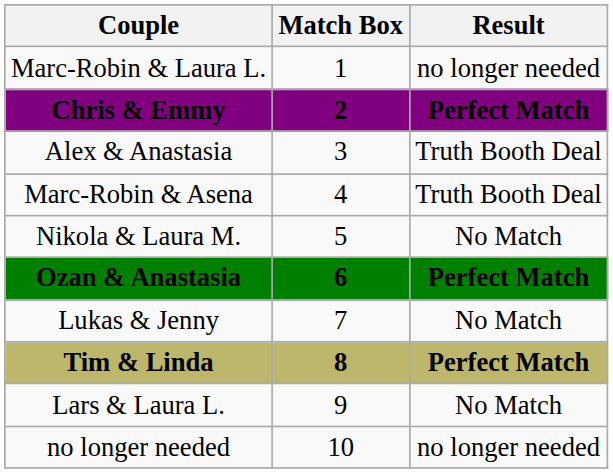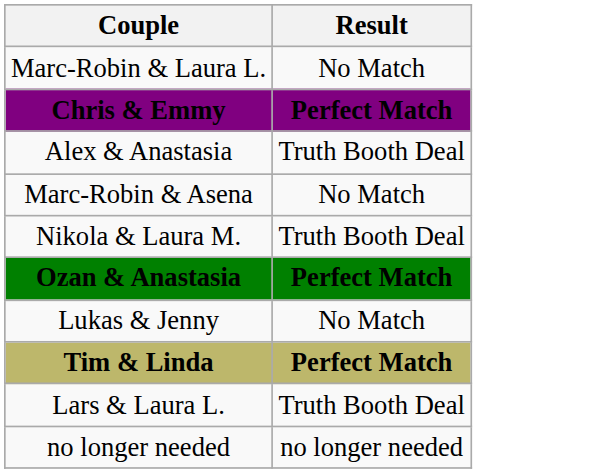- column: (341, 25)
(509, 67) no longer needed -> (372, 67) No Match
(509, 194) Truth Booth Deal -> (372, 194) No Match
(509, 236) No Match -> (372, 236) Truth Booth Deal
(509, 404) No Match -> (372, 404) Truth Booth Deal
